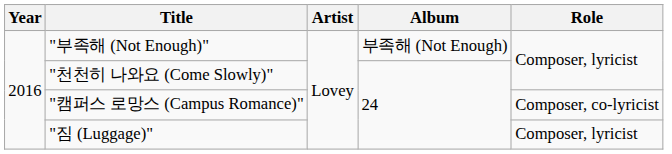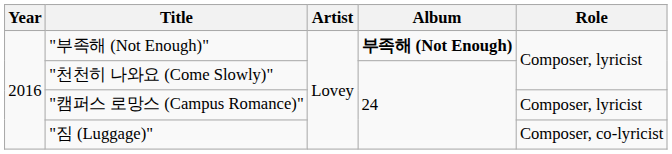(435, 45) normal -> (437, 45) bold
(587, 104) Composer, co-lyricist -> (581, 104) Composer, lyricist
(576, 134) Composer, lyricist -> (592, 134) Composer, co-lyricist
